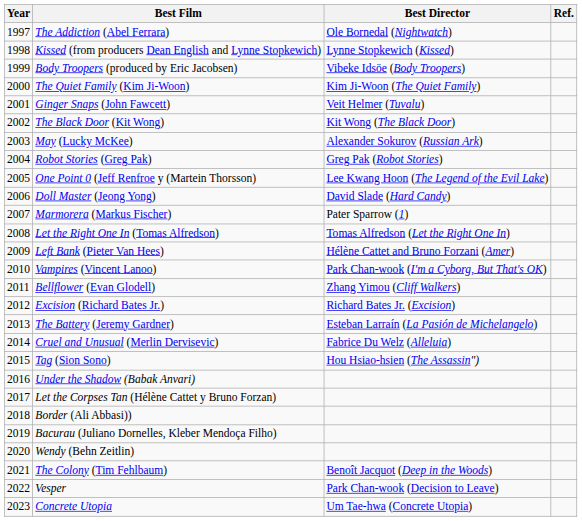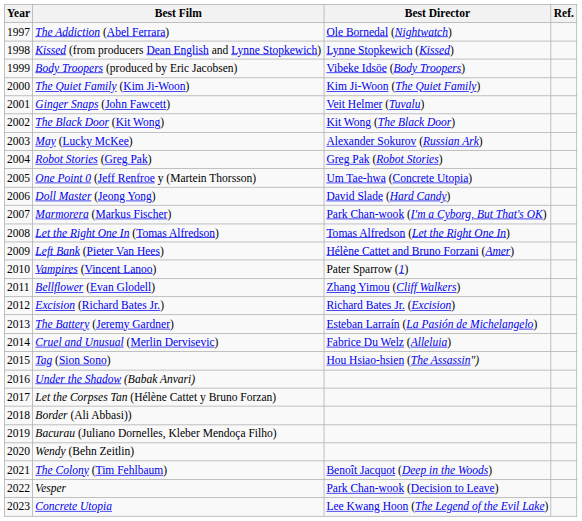(437, 178) Lee Kwang Hoon (The Legend of the Evil Lake) -> (399, 178) Um Tae-hwa (Concrete Utopia)
(367, 214) Pater Sparrow (1) -> (436, 214) Park Chan-wook (I'm a Cyborg, But That's OK)
(436, 269) Park Chan-wook (I'm a Cyborg, But That's OK) -> (367, 269) Pater Sparrow (1)
(399, 506) Um Tae-hwa (Concrete Utopia) -> (437, 506) Lee Kwang Hoon (The Legend of the Evil Lake)
